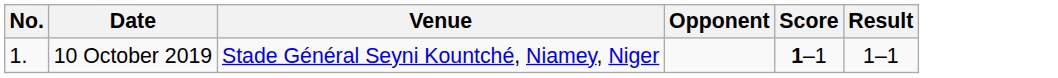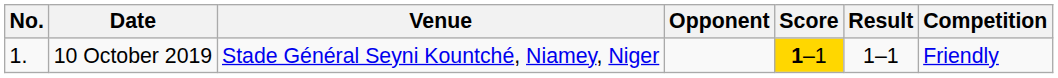+ column: (985, 21)
(809, 55) no background -> (809, 55) gold background
